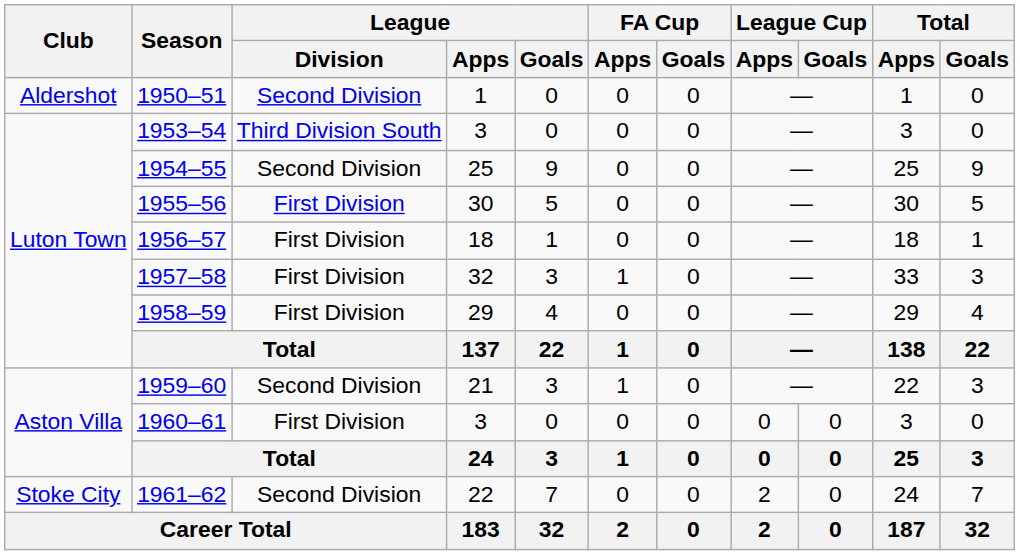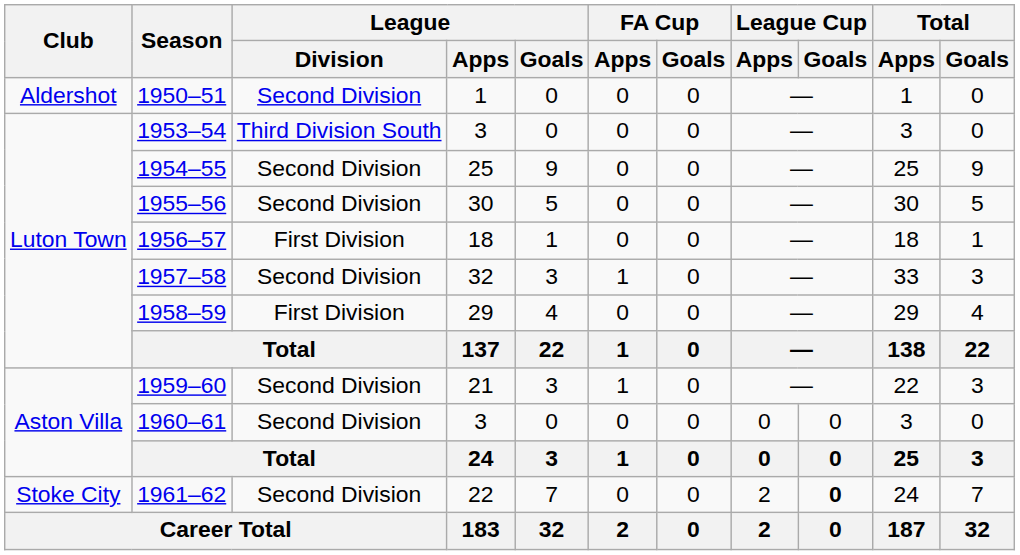(339, 204) First Division -> (339, 204) Second Division
(339, 276) First Division -> (339, 276) Second Division
(339, 421) First Division -> (339, 421) Second Division
(835, 494) normal -> (835, 494) bold
